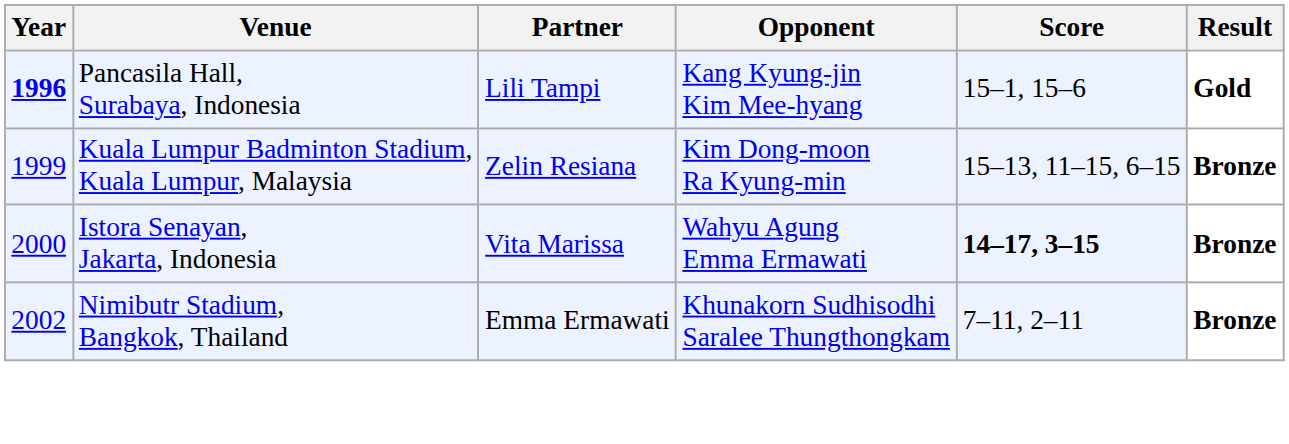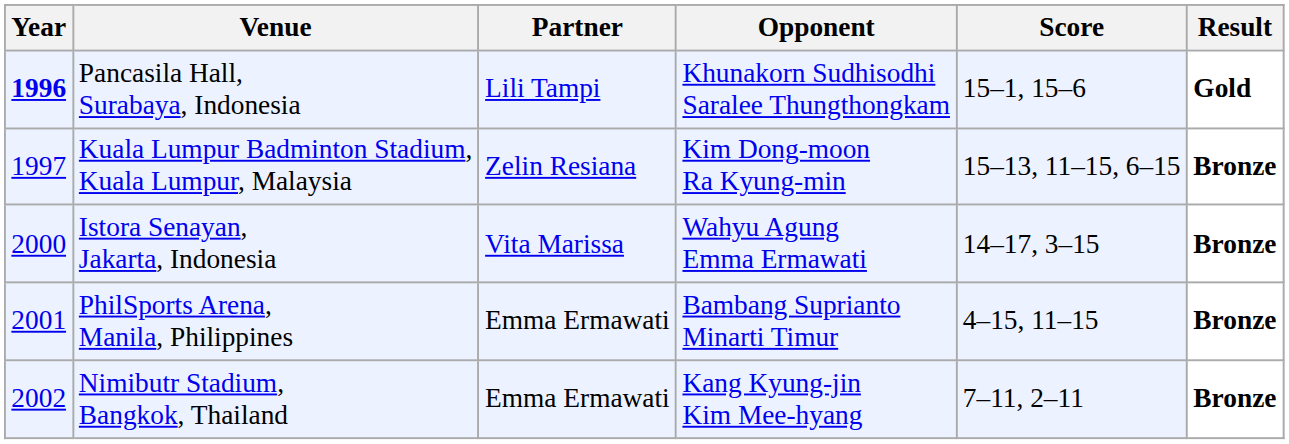(772, 88) Kang Kyung-jin Kim Mee-hyang -> (816, 88) Khunakorn Sudhisodhi Saralee Thungthongkam
(39, 166) 1999 -> (39, 166) 1997
(1031, 243) bold -> (1031, 243) normal
+ row: (186, 321)
(816, 321) Khunakorn Sudhisodhi Saralee Thungthongkam -> (772, 398) Kang Kyung-jin Kim Mee-hyang
